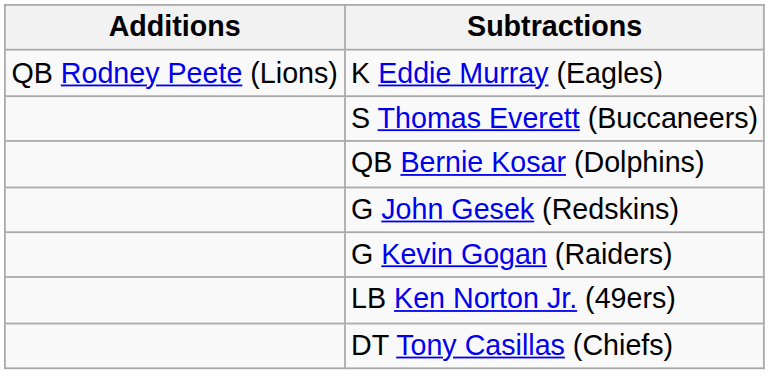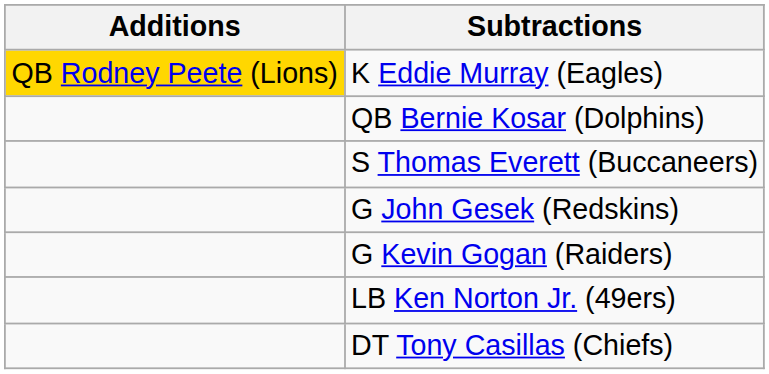(175, 72) no background -> (175, 72) gold background
rows swapped: (555, 118) <-> (528, 163)
